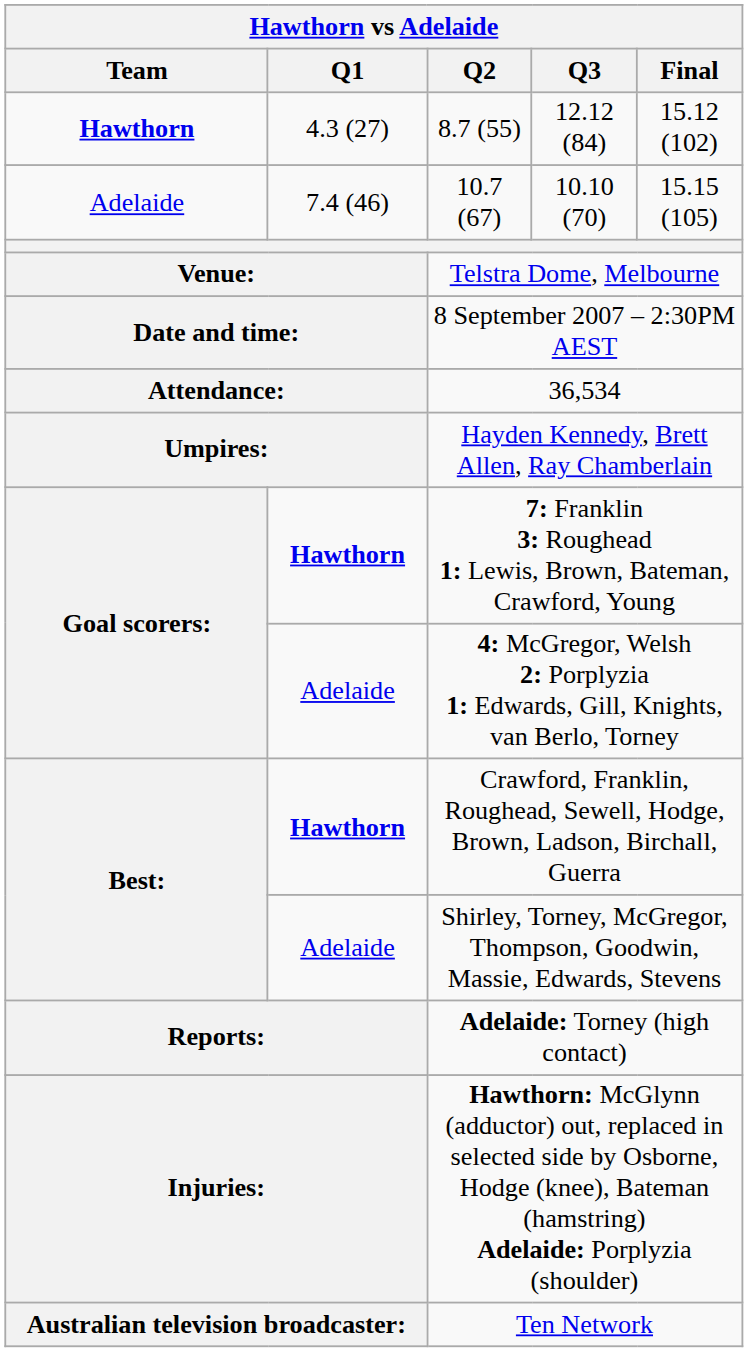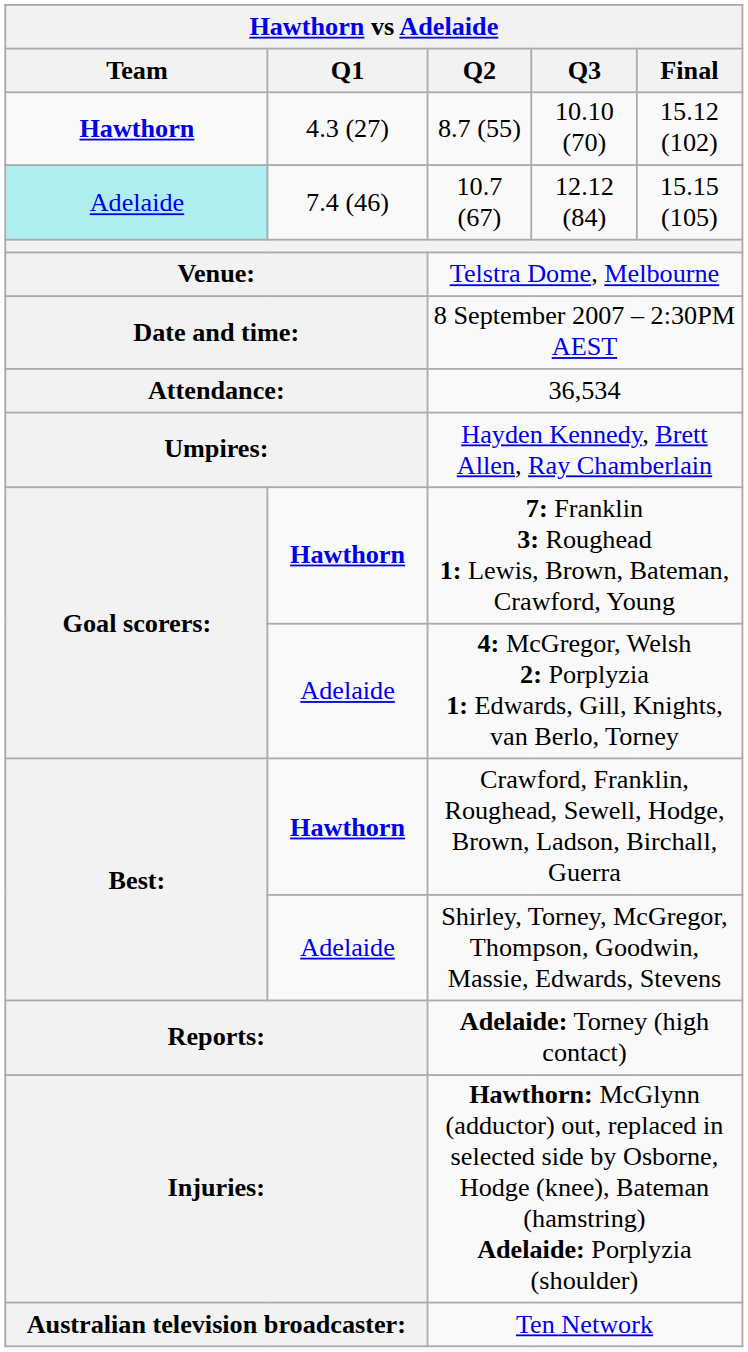(584, 128) 12.12 (84) -> (584, 128) 10.10 (70)
(137, 202) no background -> (137, 202) paleturquoise background
(584, 202) 10.10 (70) -> (584, 202) 12.12 (84)
